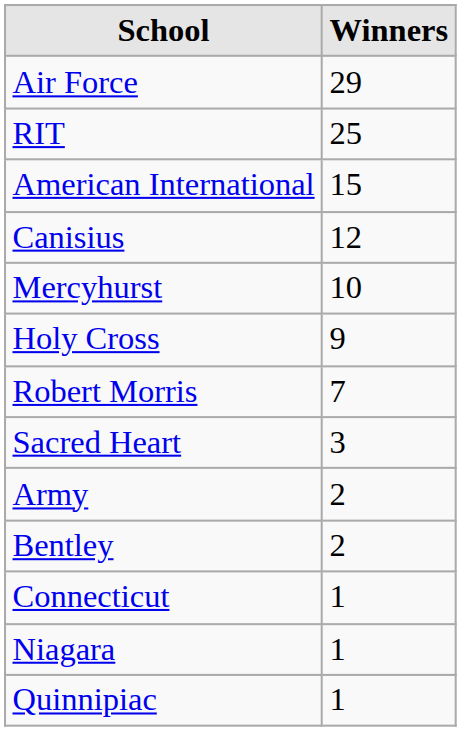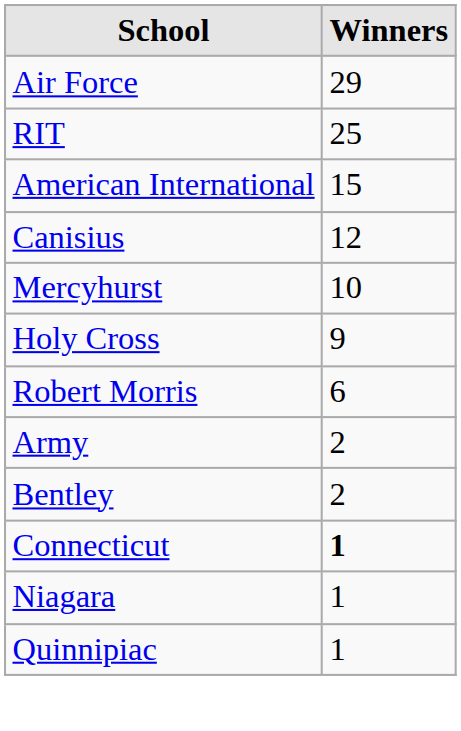(338, 390) 7 -> (338, 390) 6
- row: (97, 442)
(338, 596) normal -> (338, 545) bold
